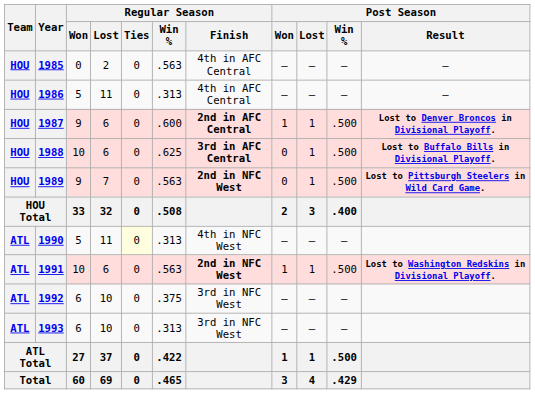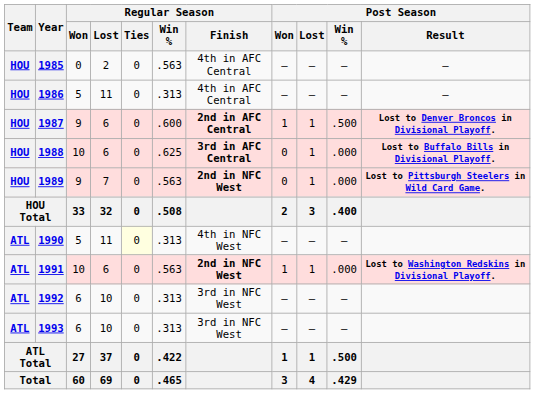(344, 153) .500 -> (344, 153) .000
(344, 182) .500 -> (344, 182) .000
(344, 270) .500 -> (344, 270) .000
(169, 299) .375 -> (169, 299) .313
